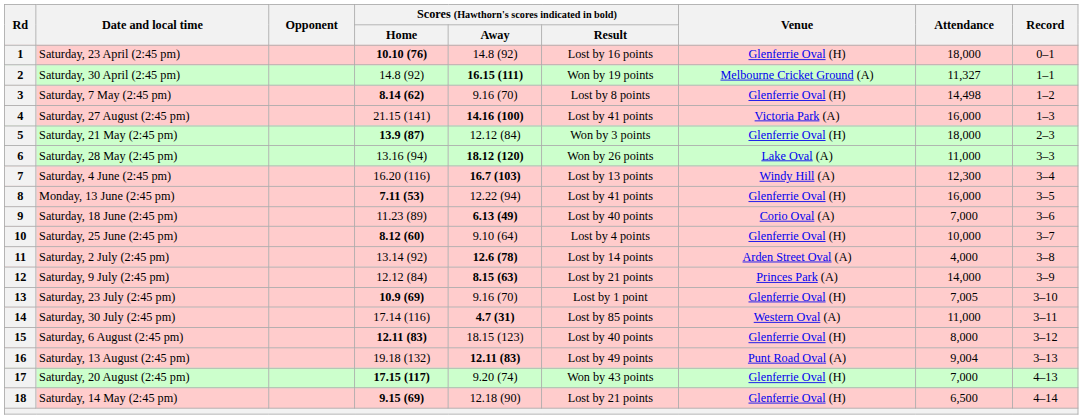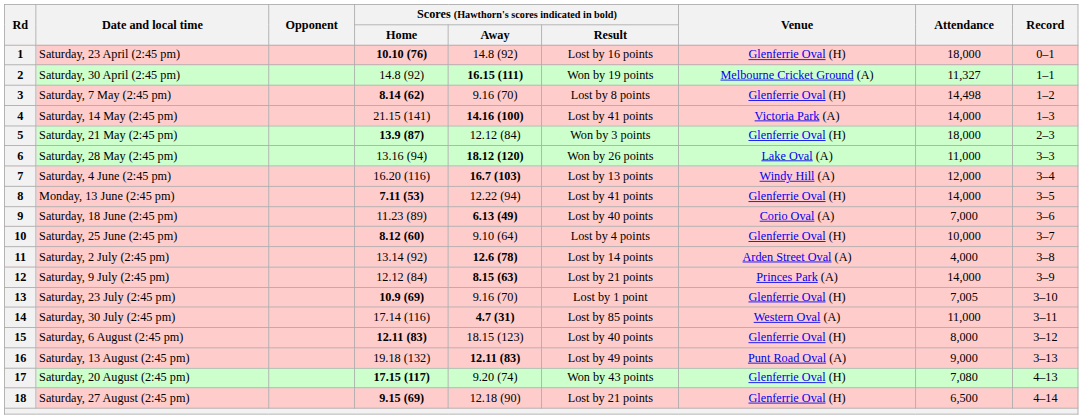(114, 115) Saturday, 27 August (2:45 pm) -> (108, 115) Saturday, 14 May (2:45 pm)
(964, 115) 16,000 -> (964, 115) 14,000
(964, 176) 12,300 -> (964, 176) 12,000
(964, 196) 16,000 -> (964, 196) 14,000
(964, 358) 9,004 -> (964, 358) 9,000
(964, 378) 7,000 -> (964, 378) 7,080
(108, 398) Saturday, 14 May (2:45 pm) -> (114, 398) Saturday, 27 August (2:45 pm)
